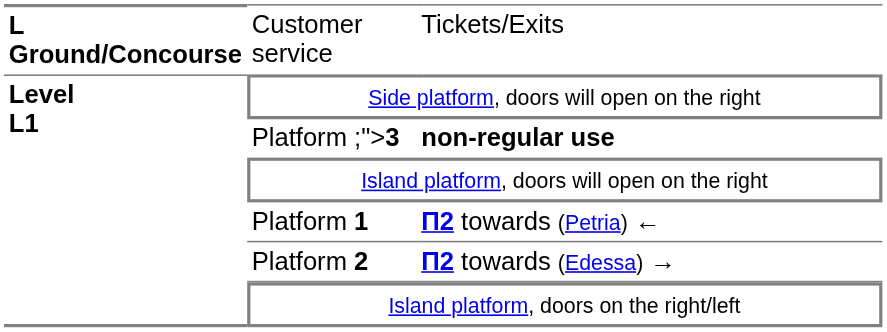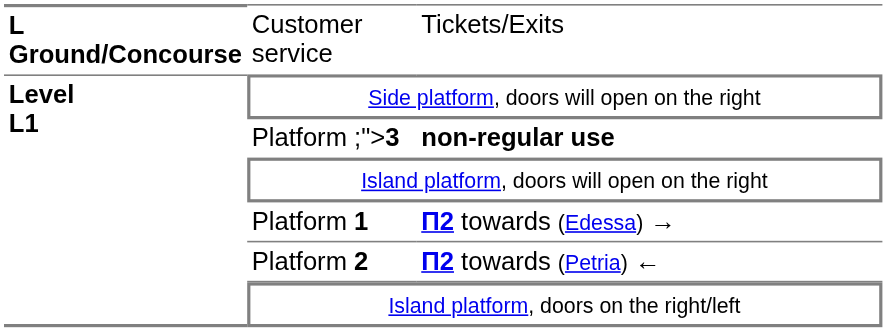(541, 221) Π2 towards (Petria) ← -> (549, 221) Π2 towards (Edessa) →
(549, 261) Π2 towards (Edessa) → -> (541, 261) Π2 towards (Petria) ←
